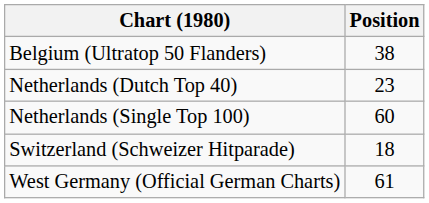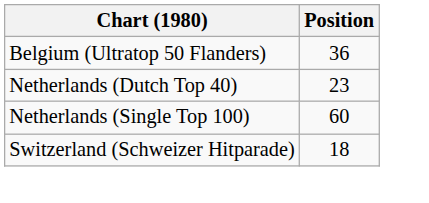(385, 52) 38 -> (339, 52) 36
- row: (175, 181)
